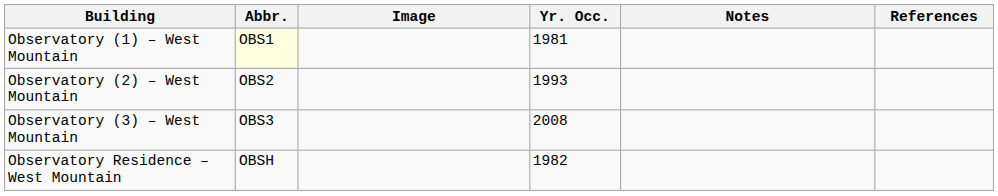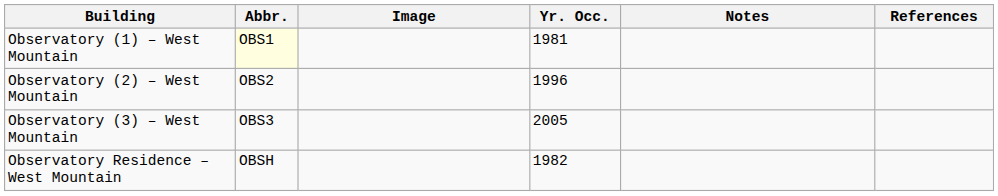(550, 81) 1993 -> (550, 81) 1996
(550, 121) 2008 -> (550, 121) 2005
